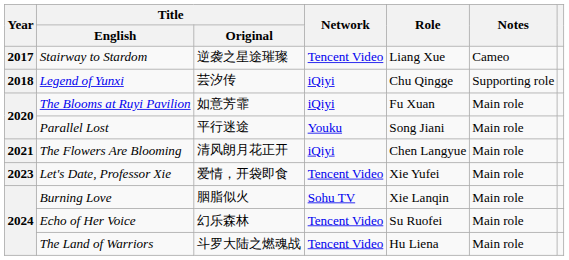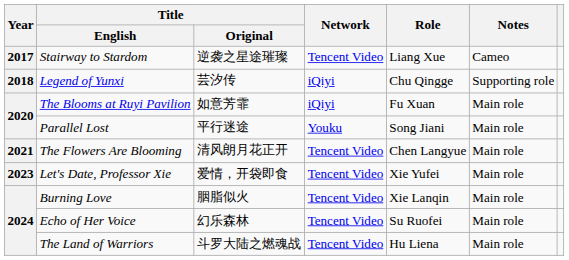(321, 150) iQiyi -> (345, 150) Tencent Video
(331, 197) Sohu TV -> (345, 197) Tencent Video
